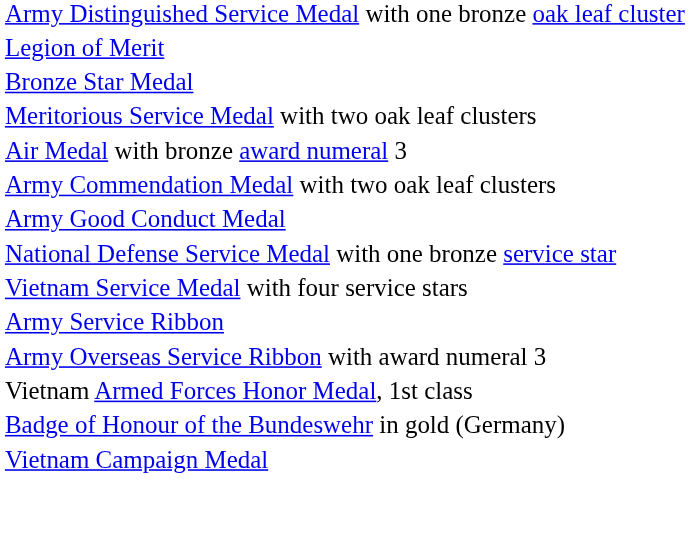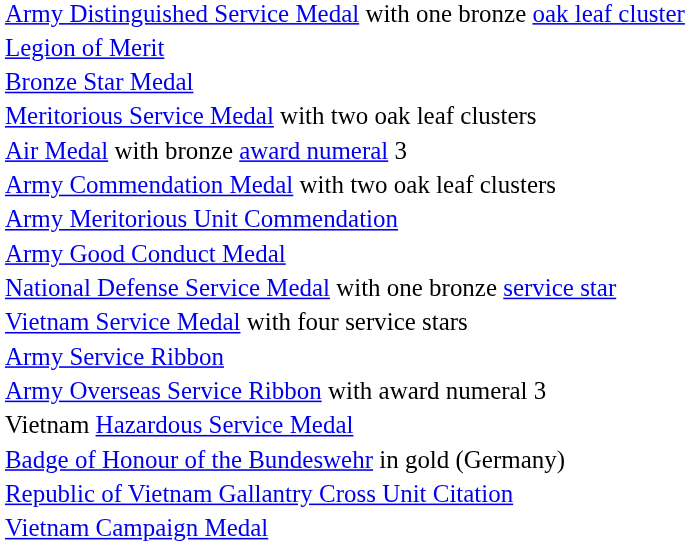+ row: (201, 219)
+ row: (179, 425)
- row: (239, 390)
+ row: (259, 493)
